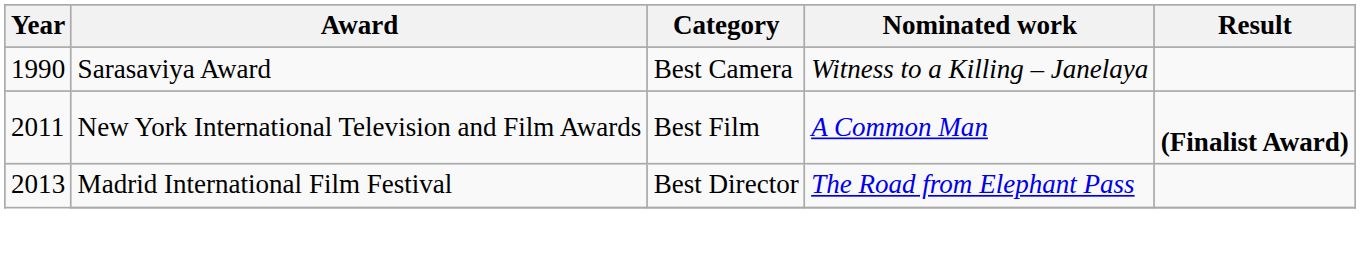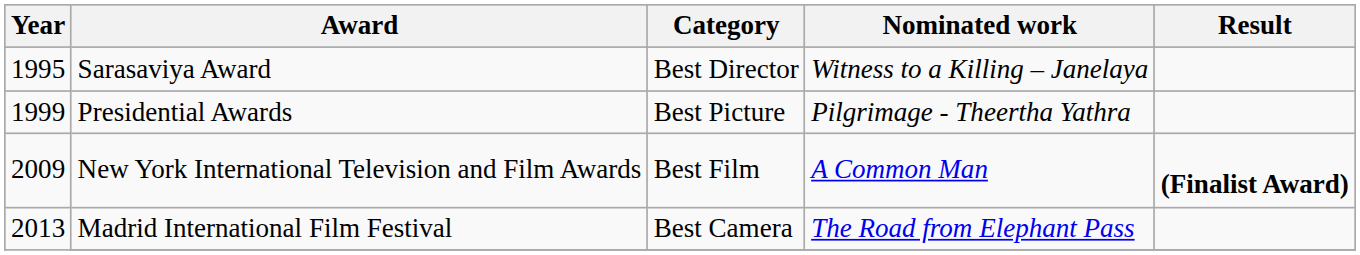(38, 68) 1990 -> (38, 68) 1995
(723, 68) Best Camera -> (726, 68) Best Director
+ row: (185, 111)
(38, 126) 2011 -> (38, 169) 2009
(726, 185) Best Director -> (723, 227) Best Camera
